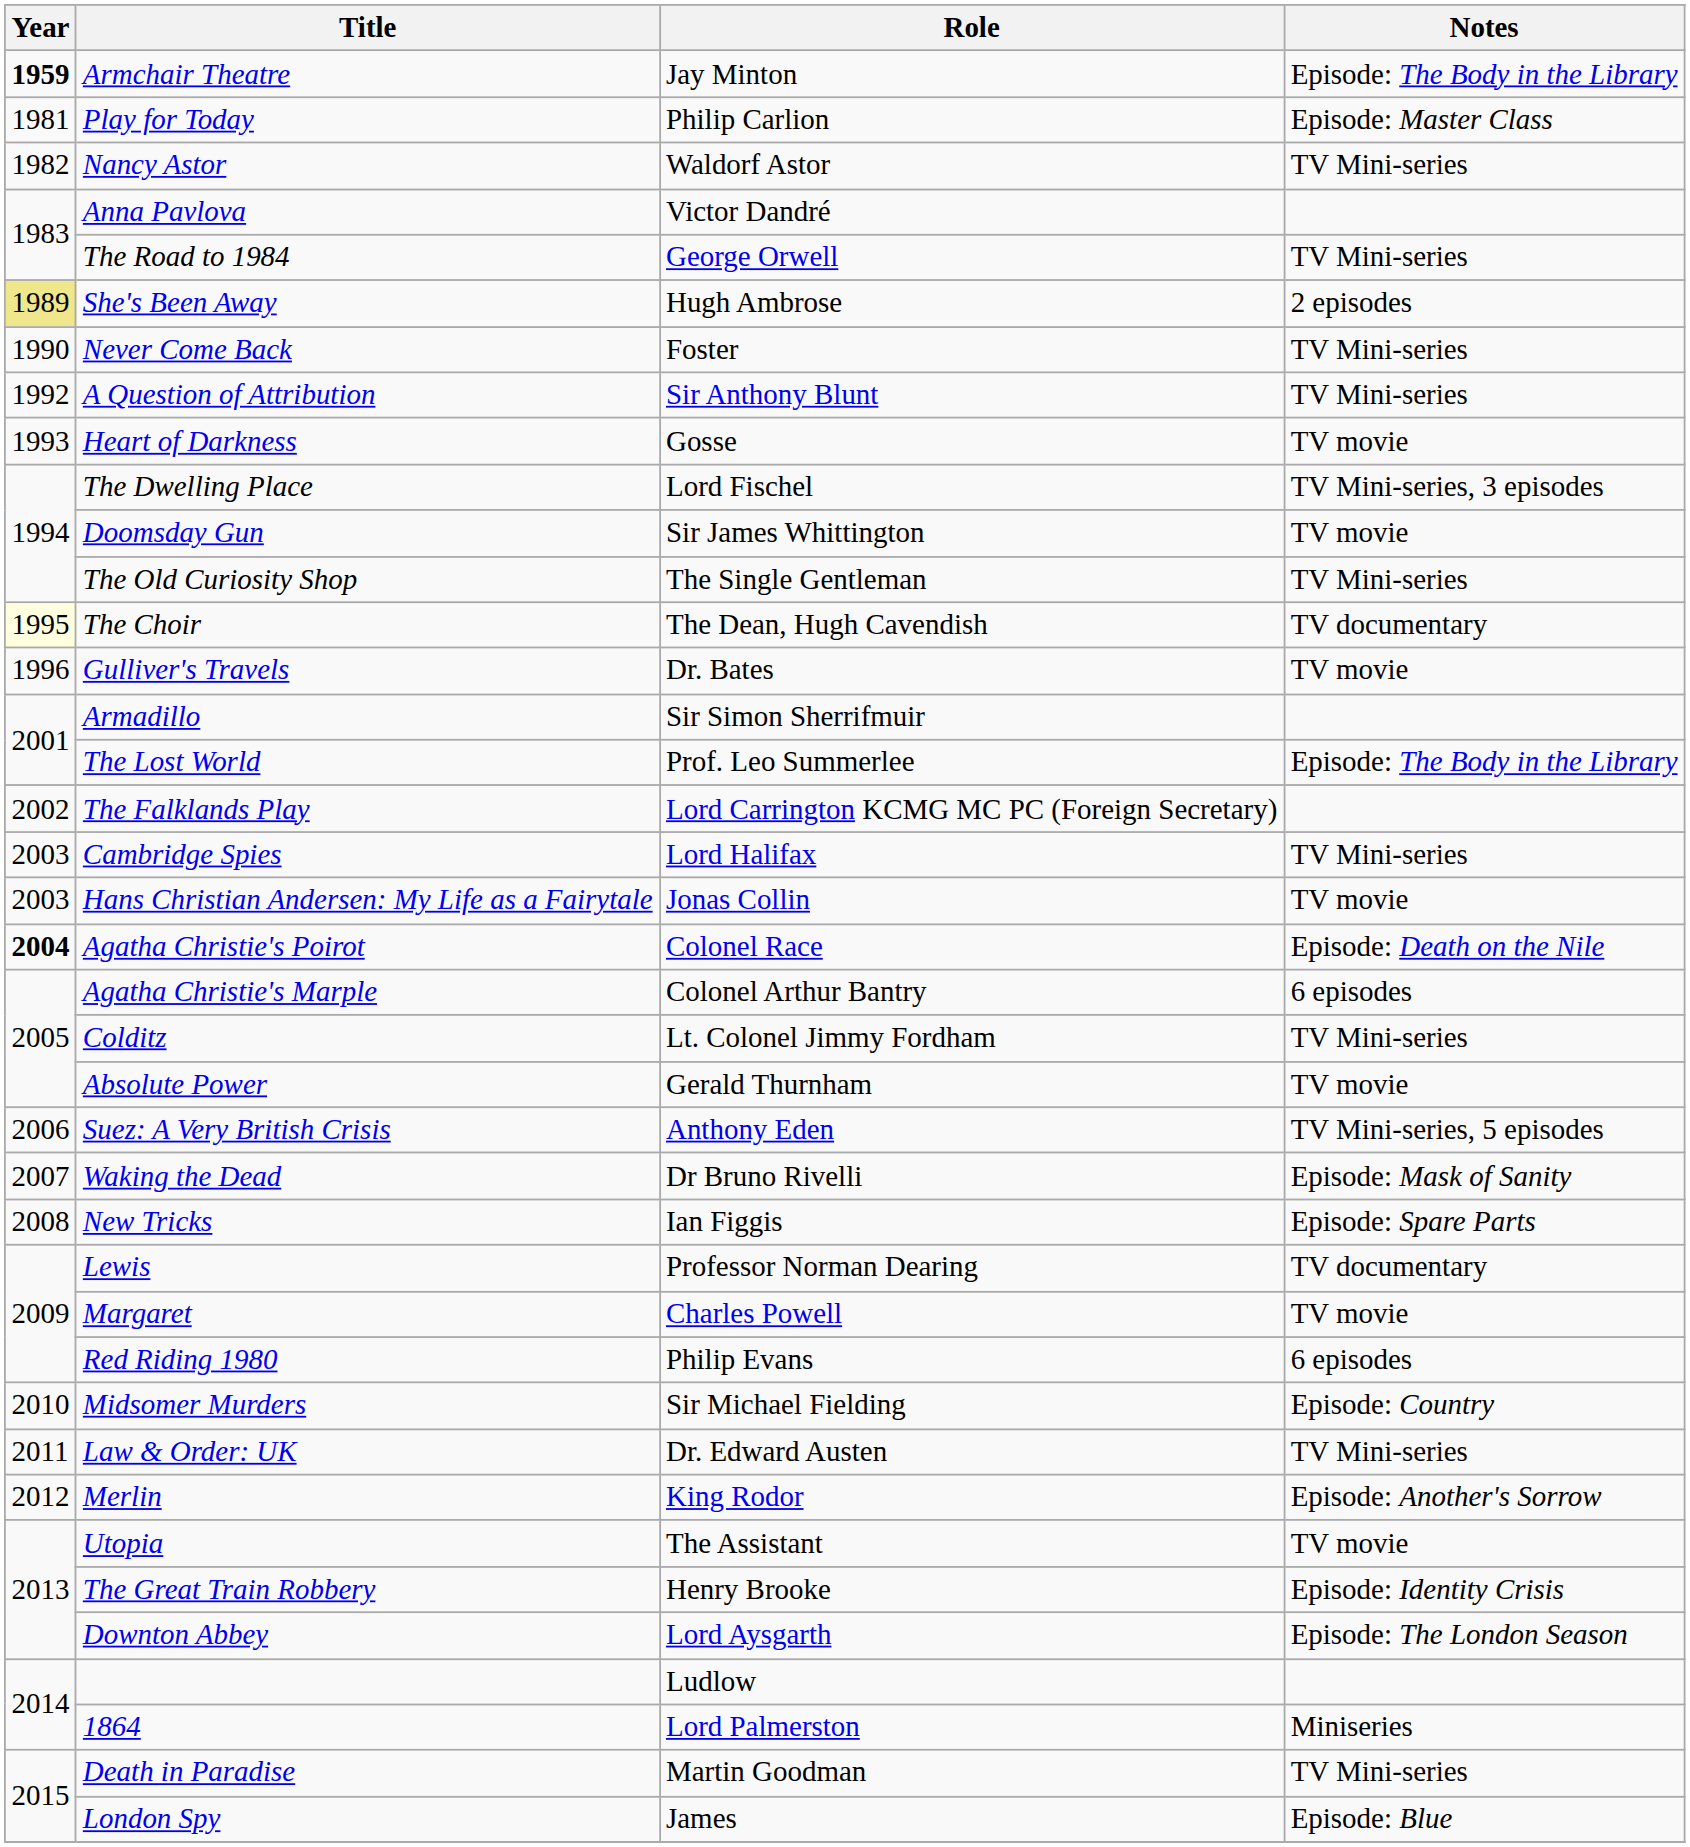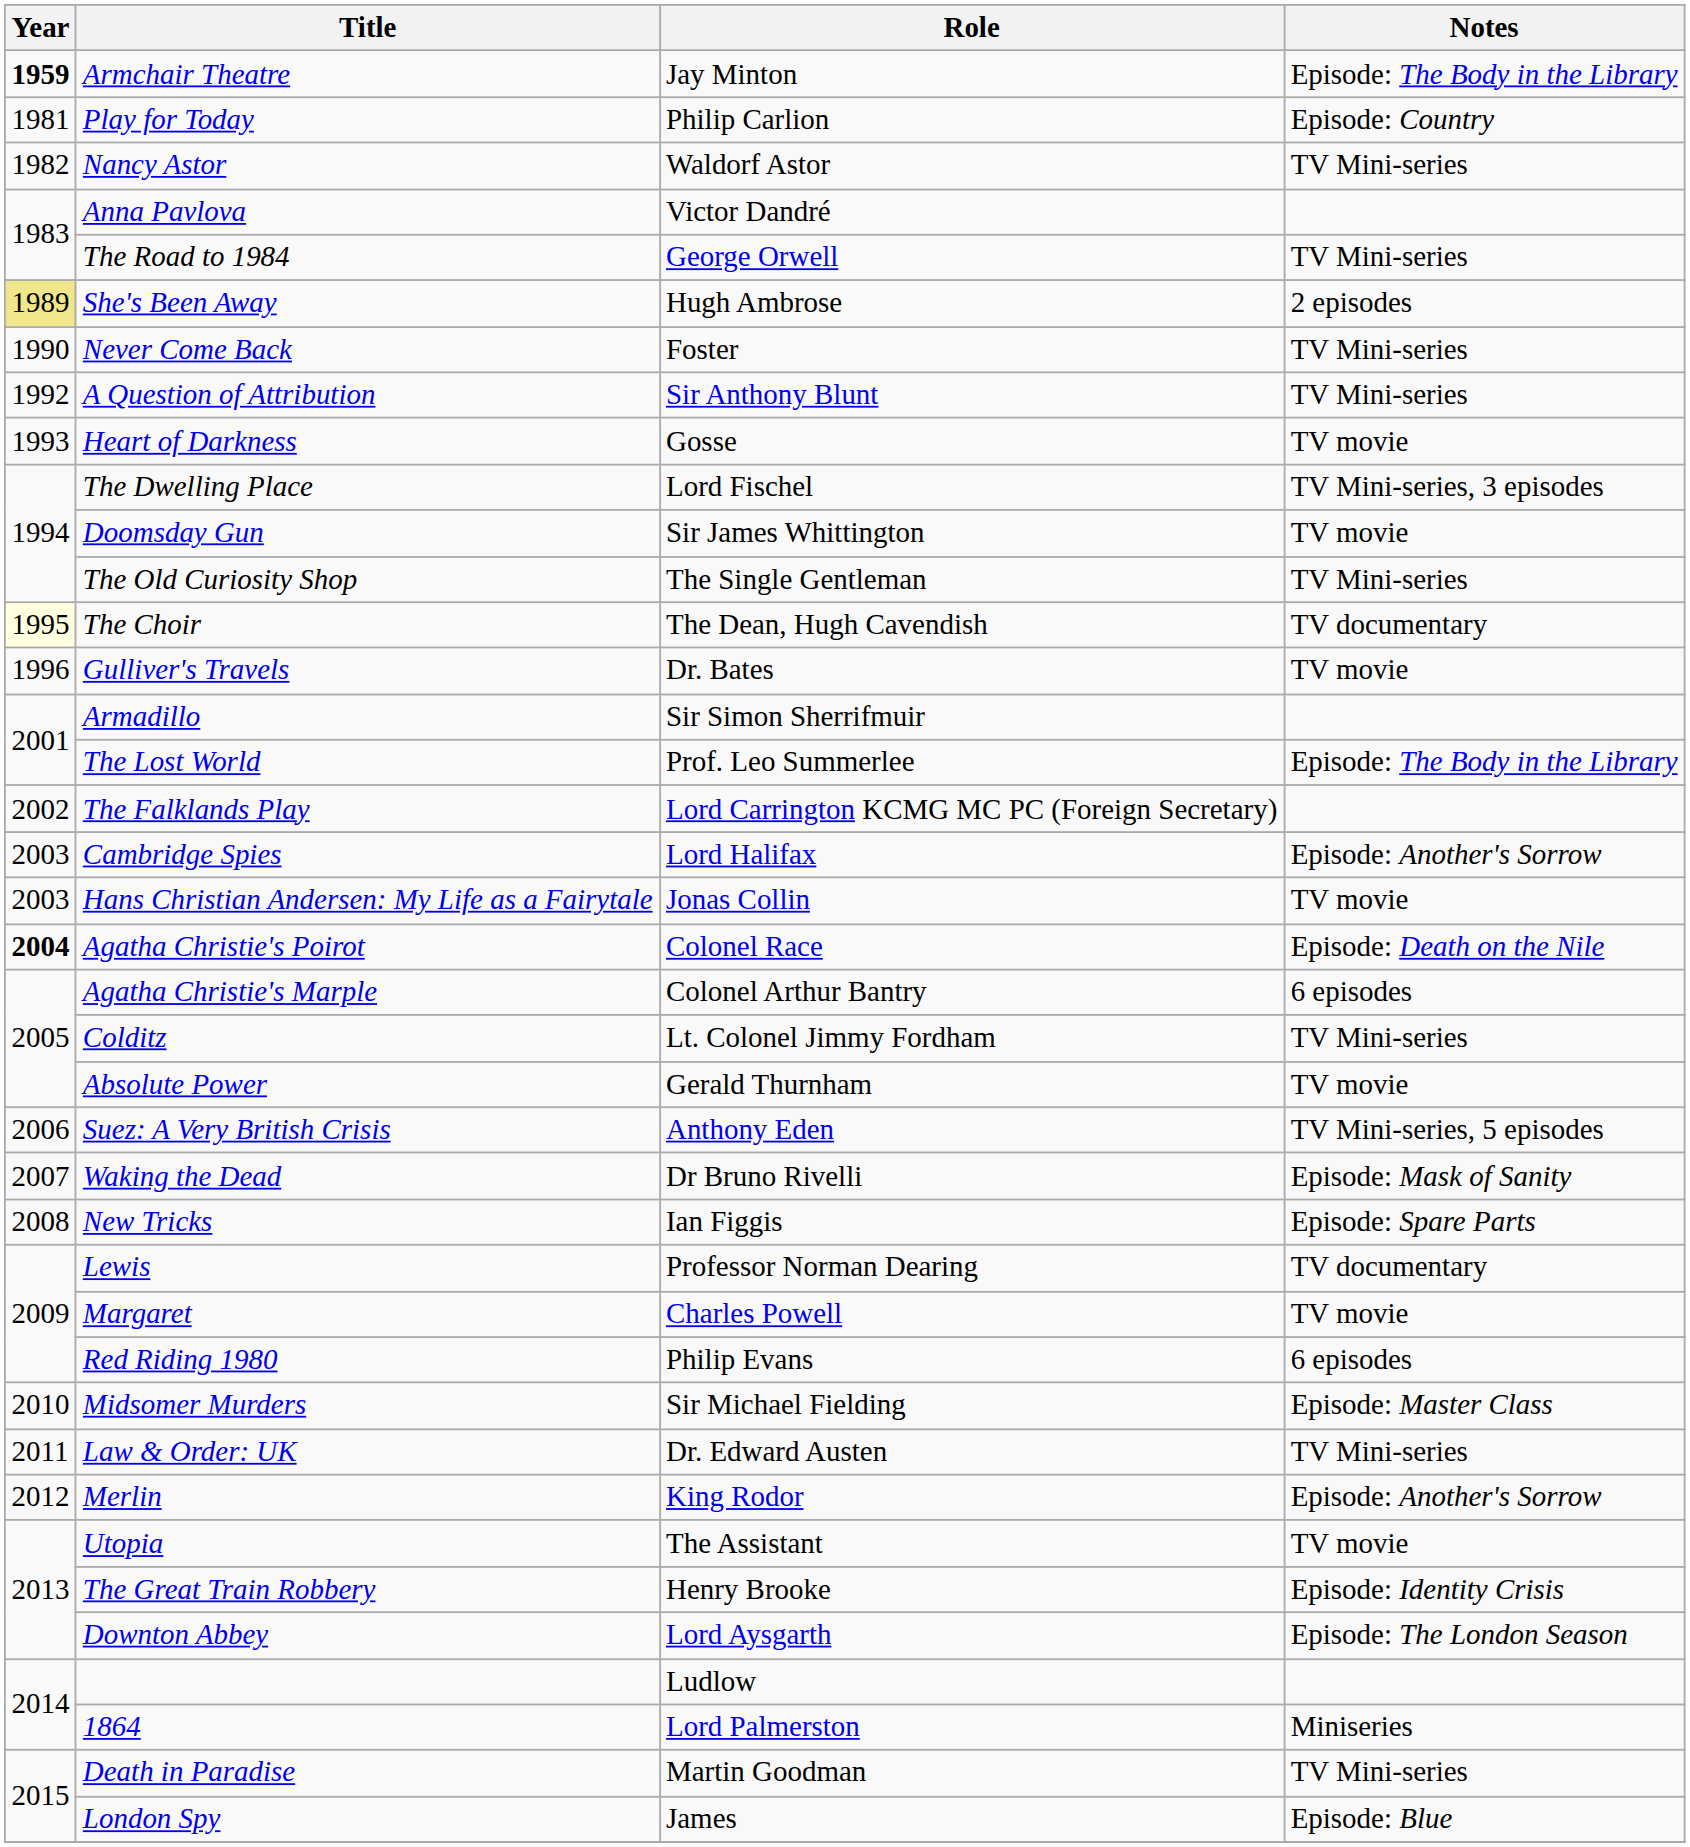(1422, 119) Episode: Master Class -> (1392, 119) Episode: Country
(1379, 854) TV Mini-series -> (1446, 854) Episode: Another's Sorrow
(1392, 1405) Episode: Country -> (1422, 1405) Episode: Master Class
